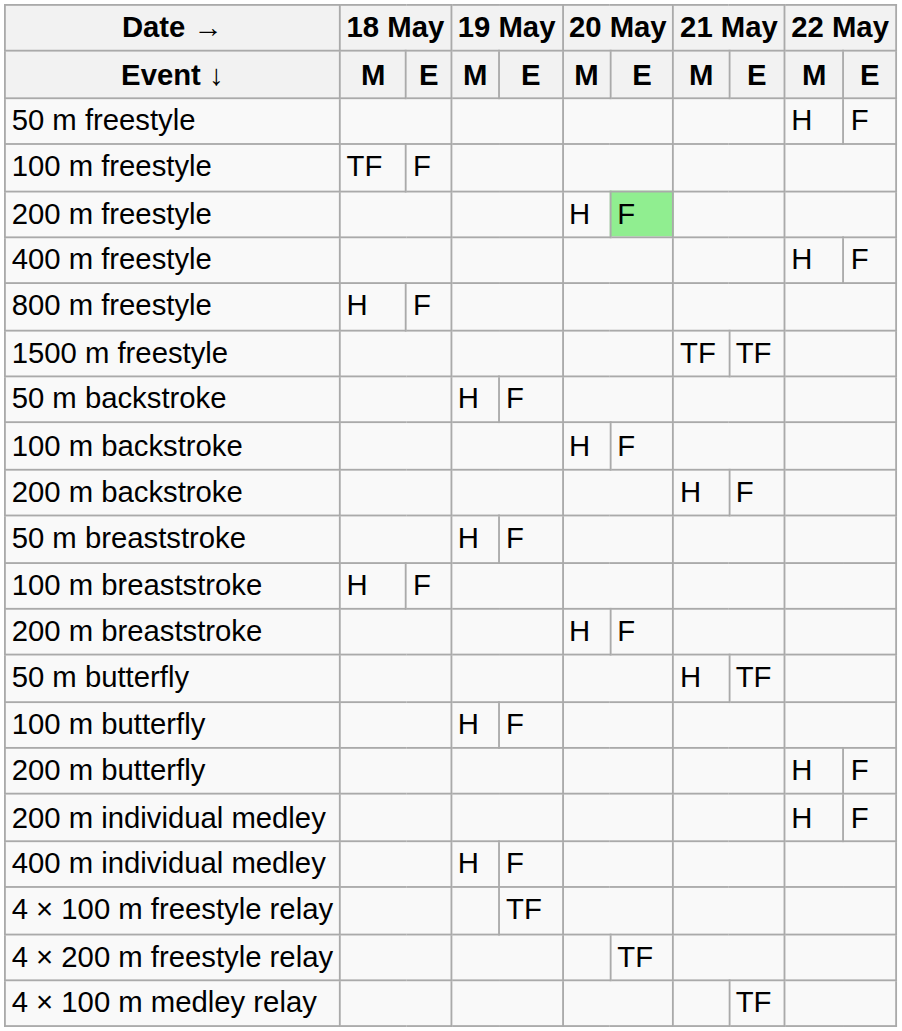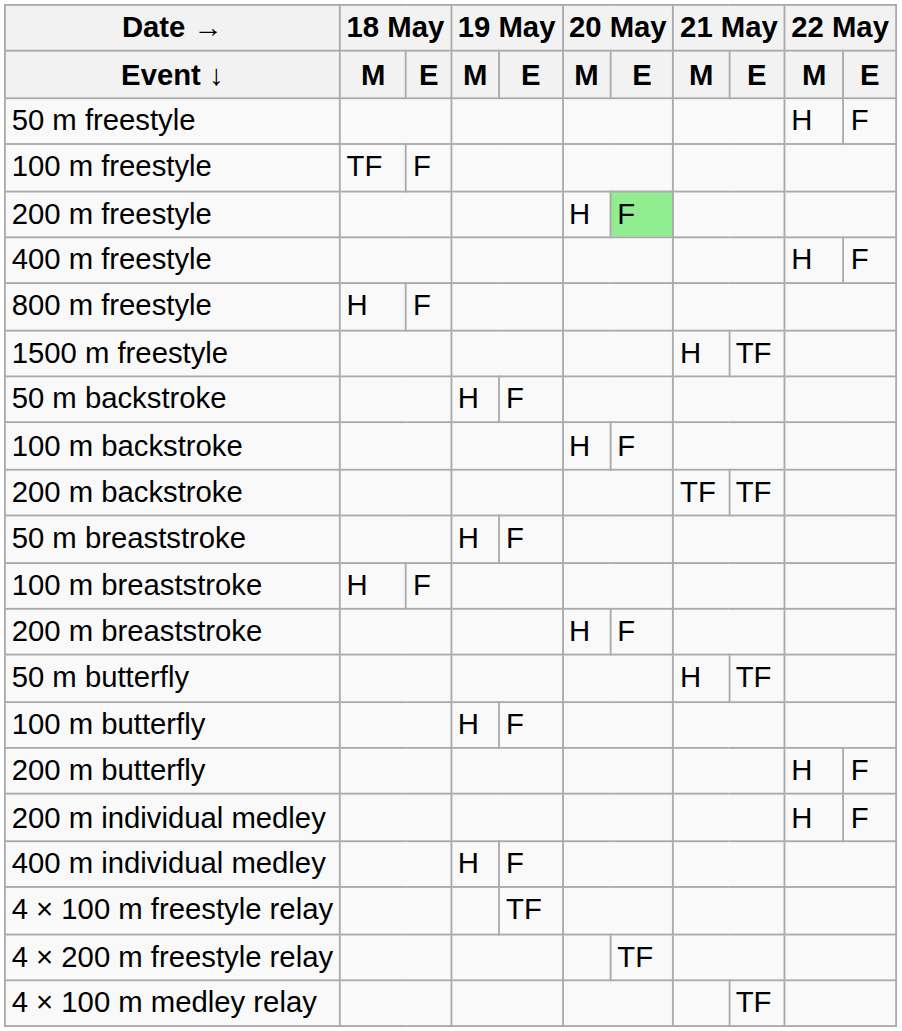(698, 352) TF -> (691, 352) H
(691, 492) H -> (698, 492) TF
(745, 492) F -> (754, 492) TF
